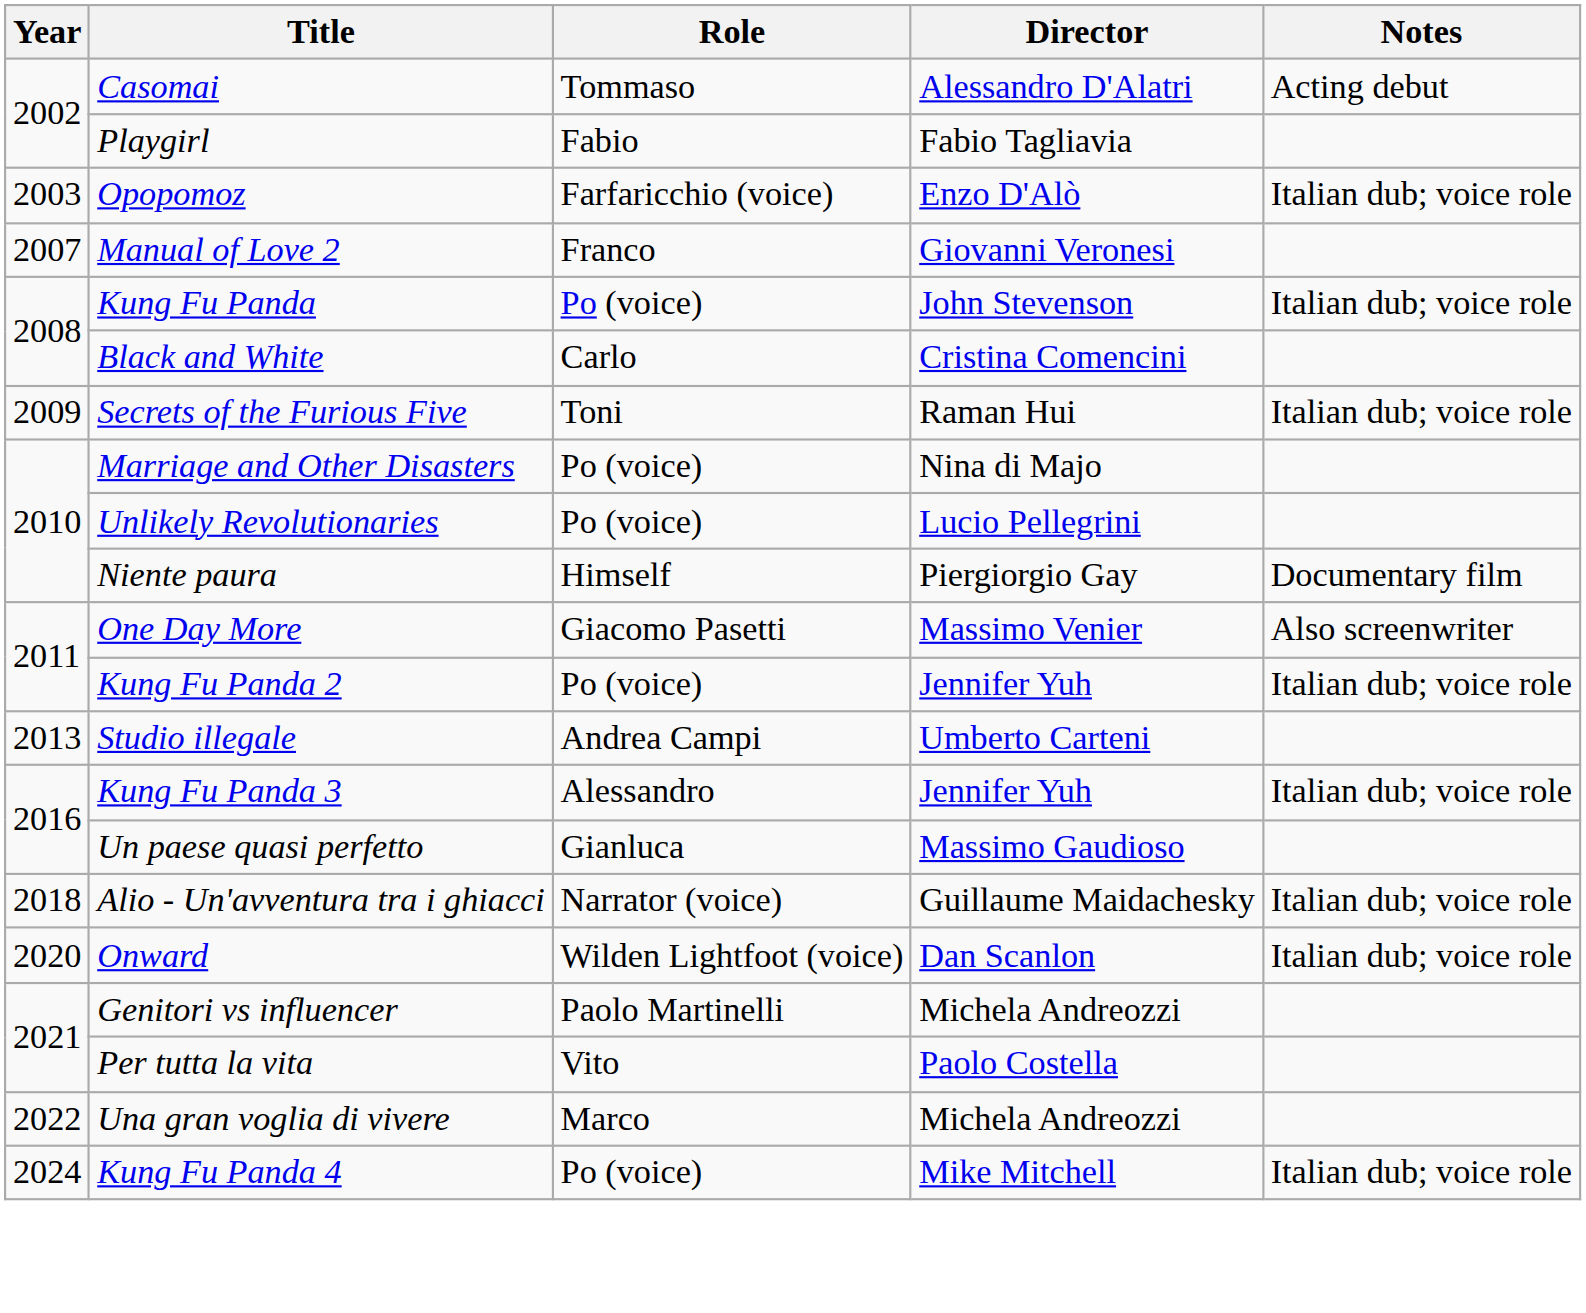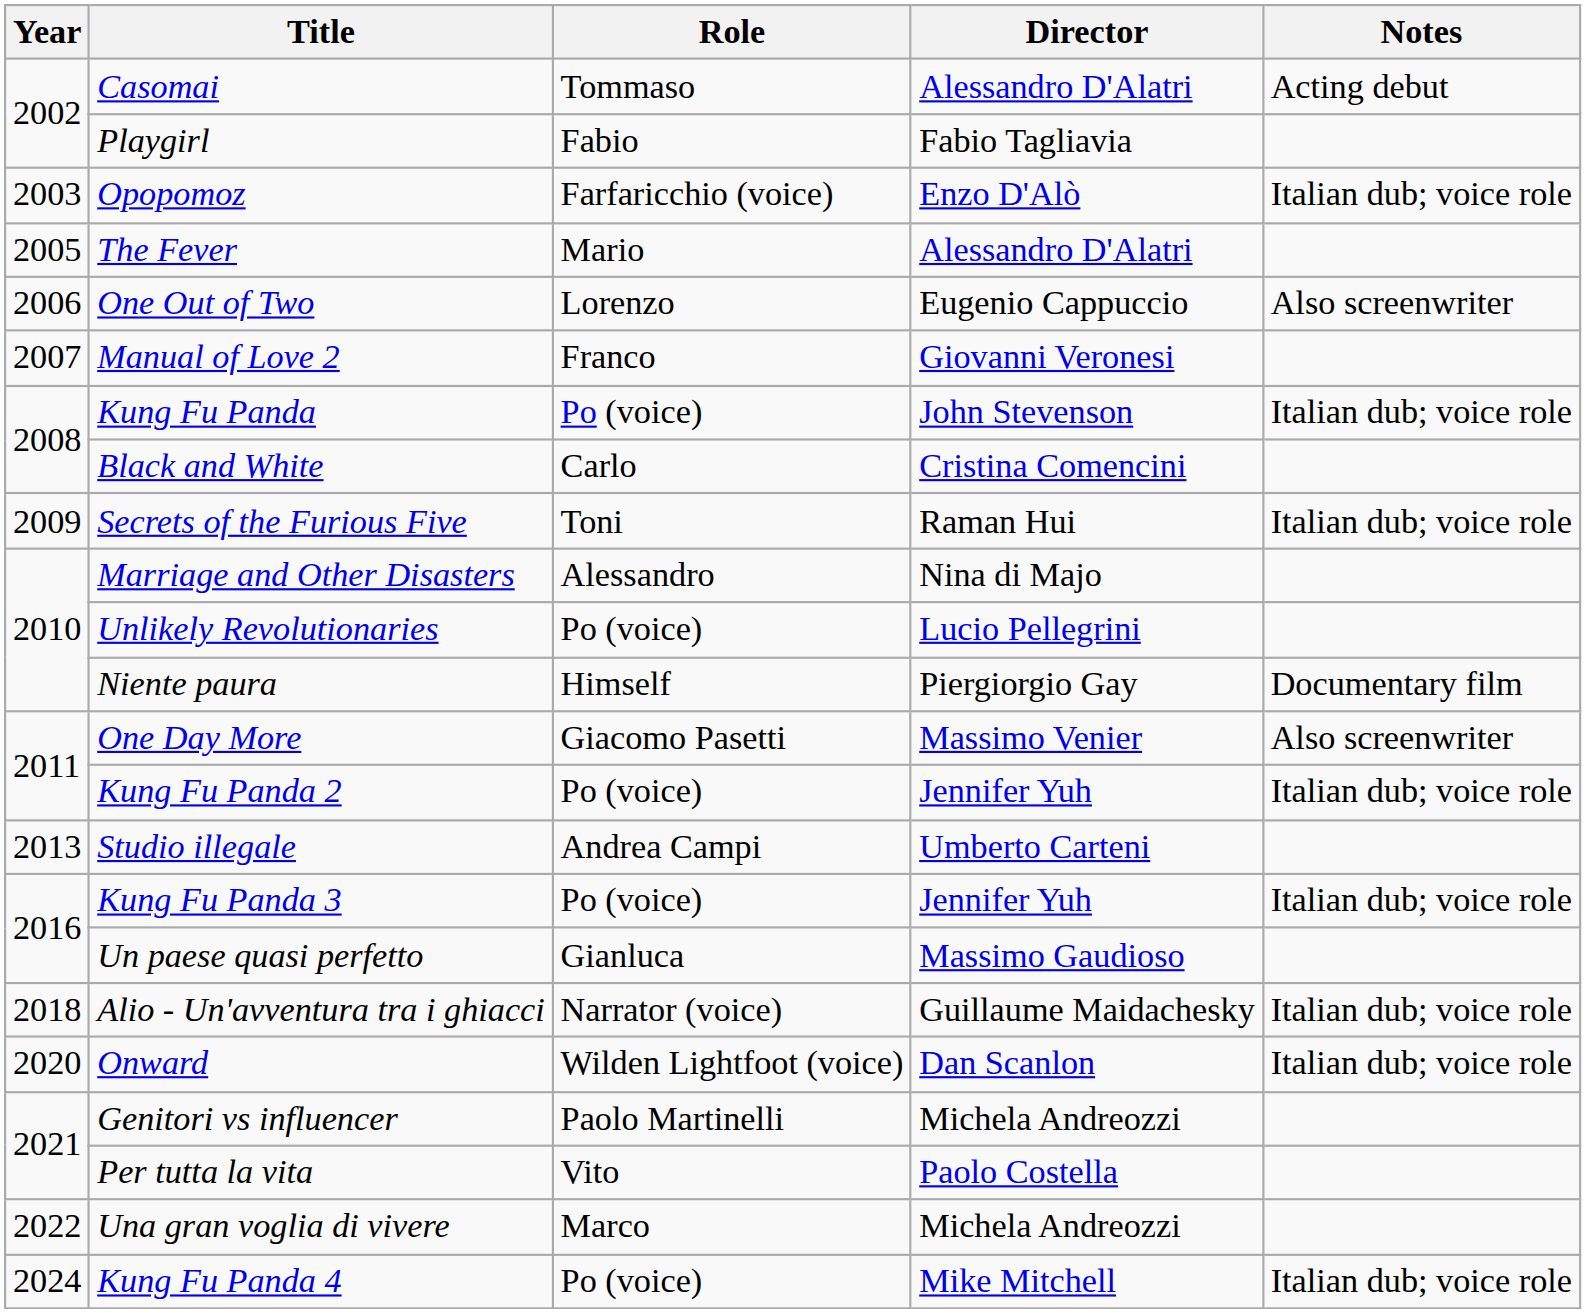+ row: (167, 248)
+ row: (206, 303)
(631, 466) Po (voice) -> (638, 574) Alessandro
(638, 791) Alessandro -> (631, 900) Po (voice)
